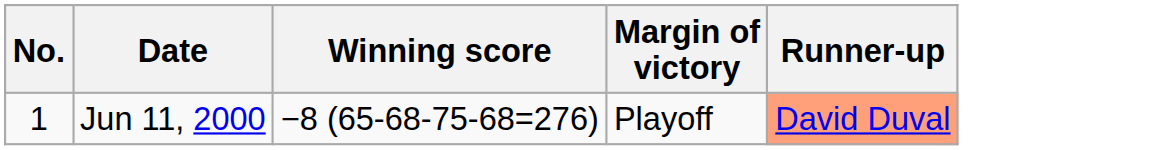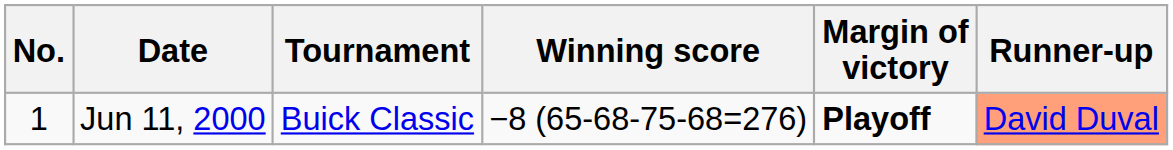+ column: (377, 49)
(663, 119) normal -> (877, 119) bold
